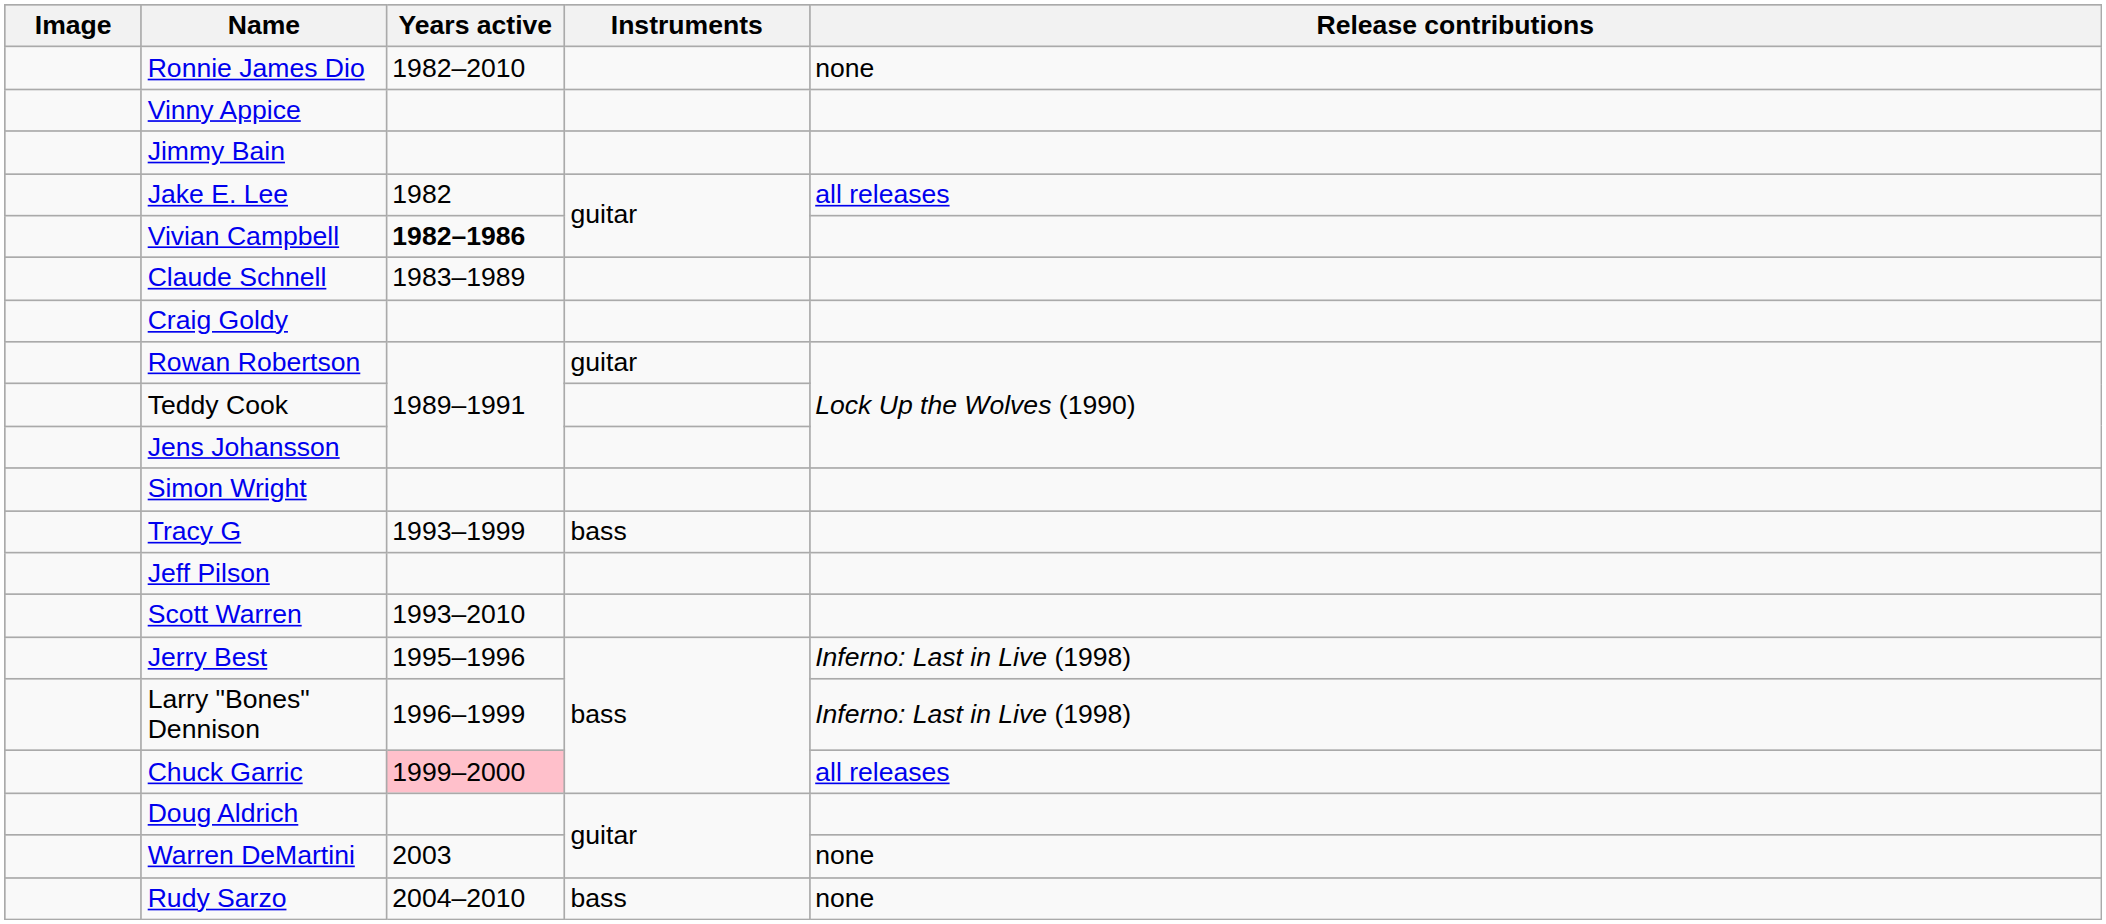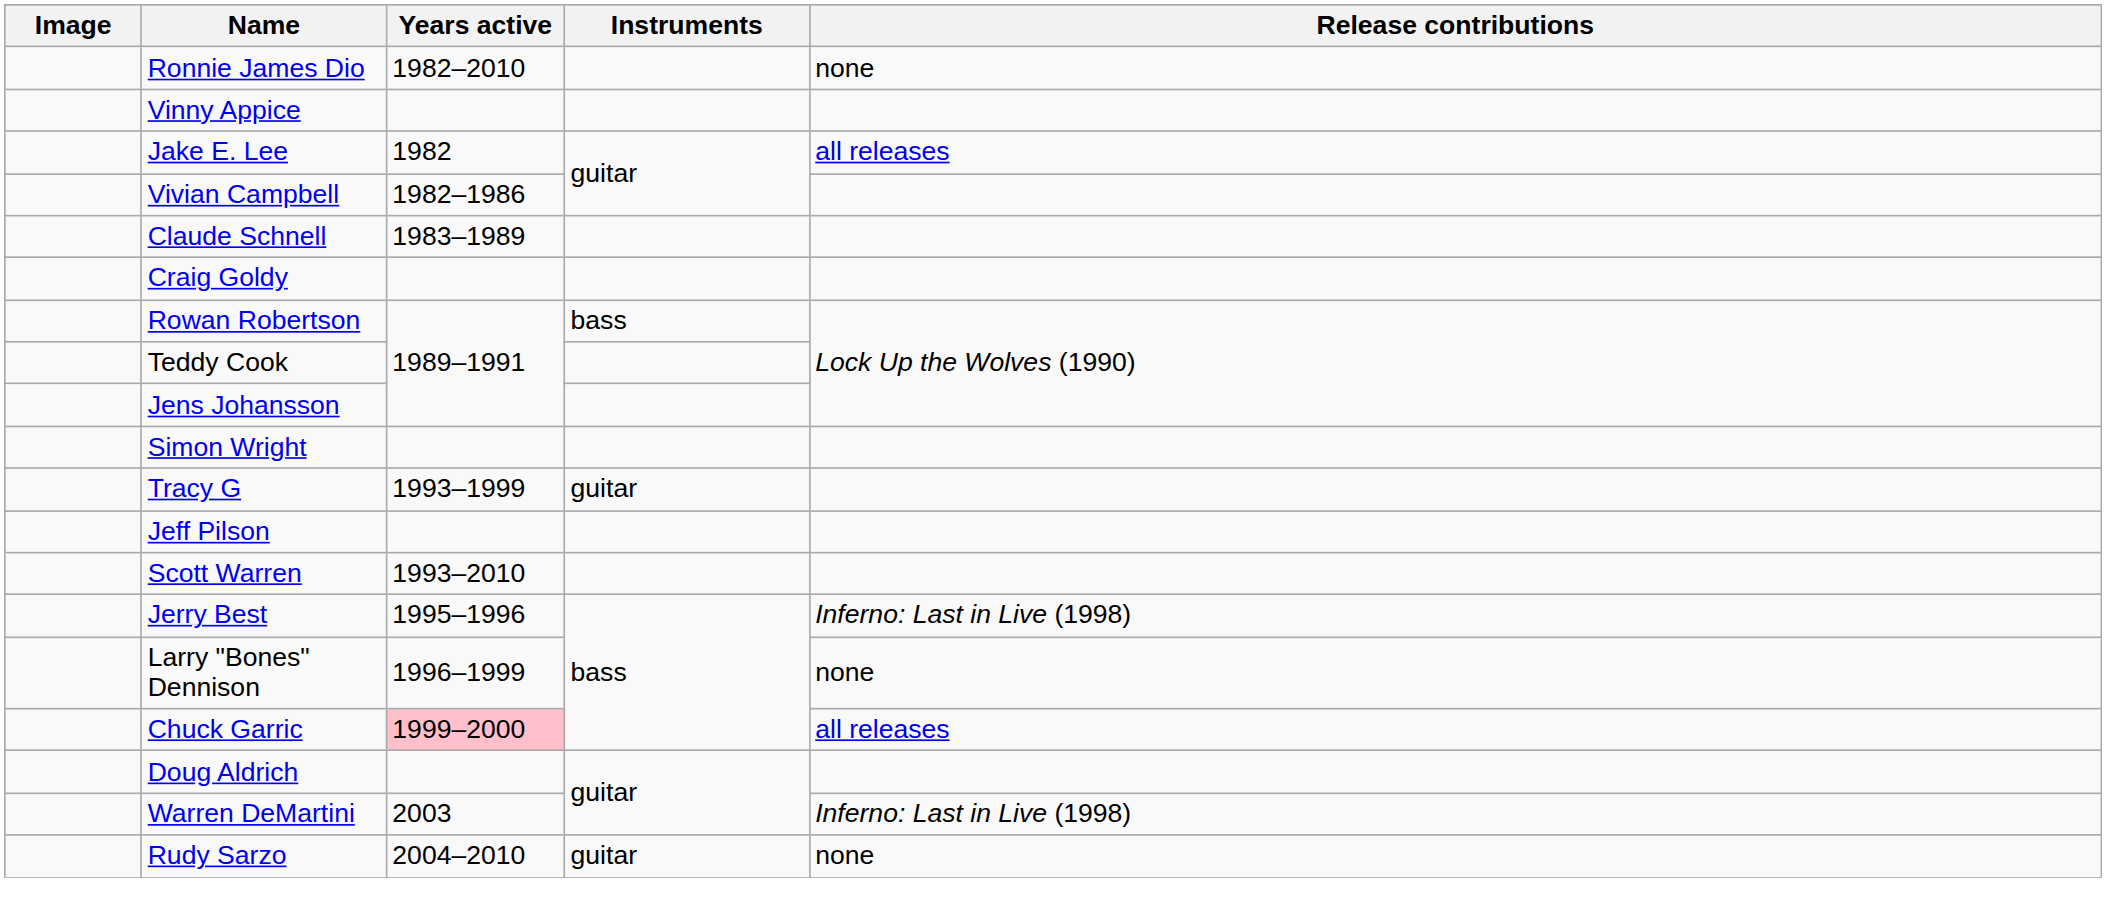- row: (216, 151)
(459, 236) bold -> (459, 194) normal
(604, 362) guitar -> (599, 320) bass
(599, 531) bass -> (604, 488) guitar
(973, 714) Inferno: Last in Live (1998) -> (845, 672) none
(845, 855) none -> (973, 813) Inferno: Last in Live (1998)
(599, 897) bass -> (604, 855) guitar
